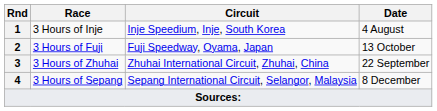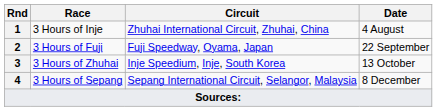(206, 29) Inje Speedium, Inje, South Korea -> (228, 29) Zhuhai International Circuit, Zhuhai, China
(388, 46) 13 October -> (396, 46) 22 September
(228, 63) Zhuhai International Circuit, Zhuhai, China -> (206, 63) Inje Speedium, Inje, South Korea
(396, 63) 22 September -> (388, 63) 13 October
